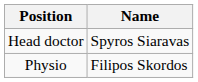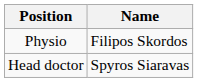rows swapped: (46, 41) <-> (46, 65)
